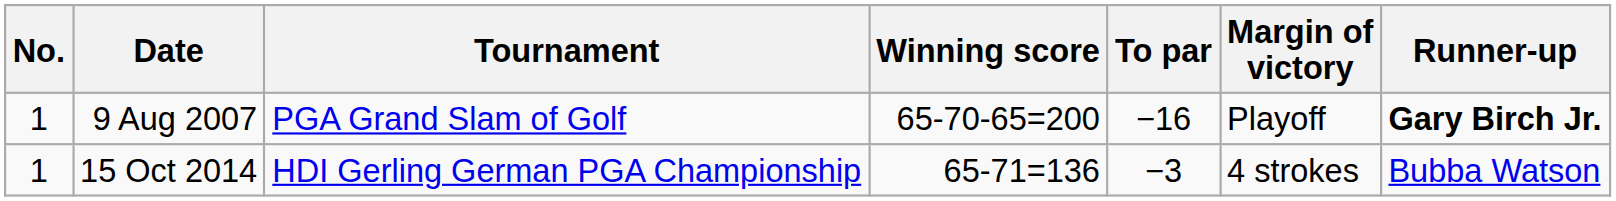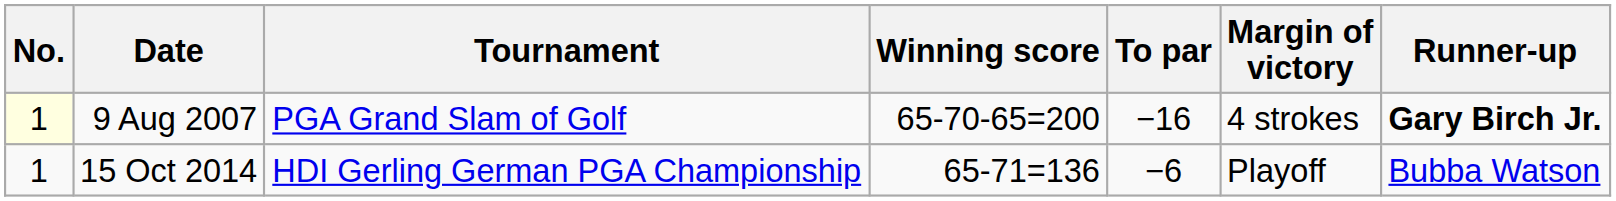(39, 119) no background -> (39, 119) lightyellow background
(1276, 119) Playoff -> (1293, 119) 4 strokes
(1163, 170) −3 -> (1163, 170) −6
(1293, 170) 4 strokes -> (1276, 170) Playoff
